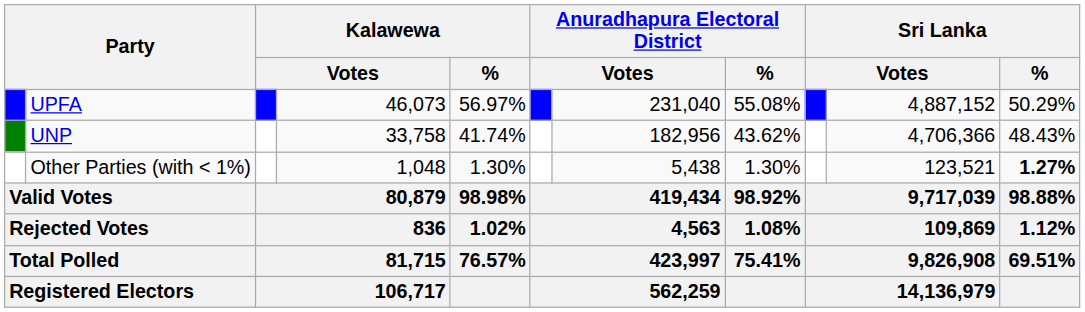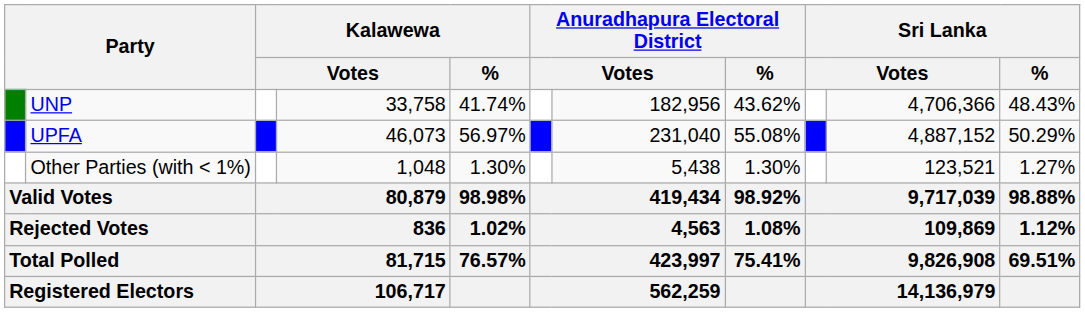rows swapped: (56, 104) <-> (51, 135)
(1047, 167) bold -> (1047, 167) normal
